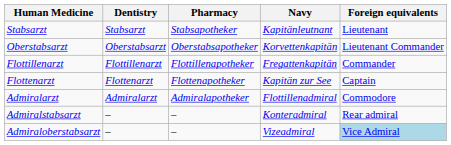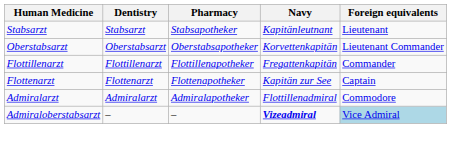- row: (44, 115)
(289, 132) normal -> (289, 115) bold
